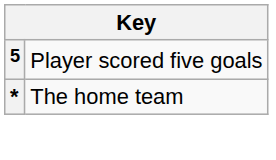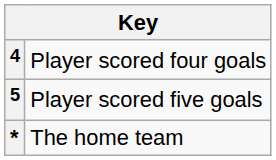+ row: (15, 56)
